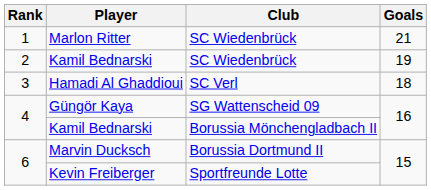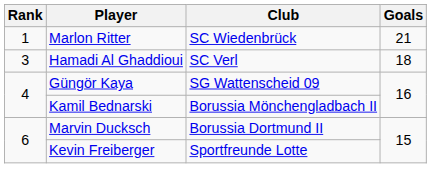- row: (25, 60)
